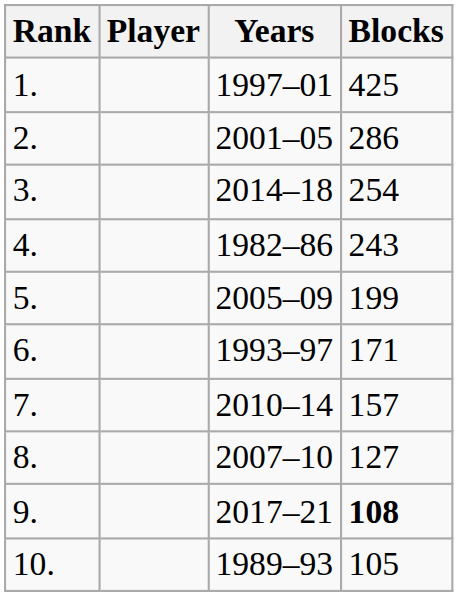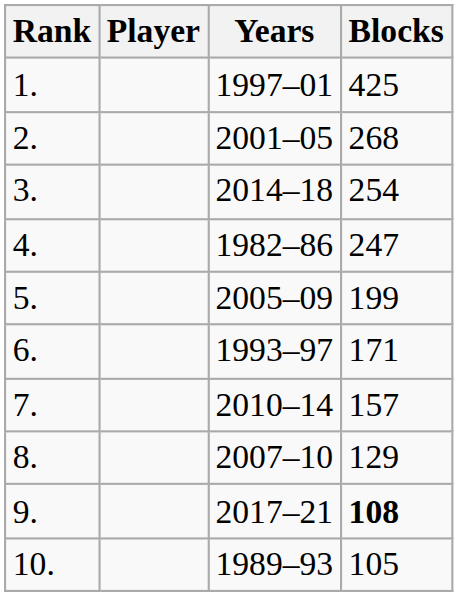(374, 137) 286 -> (374, 137) 268
(374, 244) 243 -> (374, 244) 247
(374, 457) 127 -> (374, 457) 129
